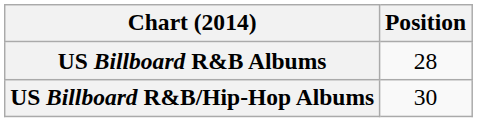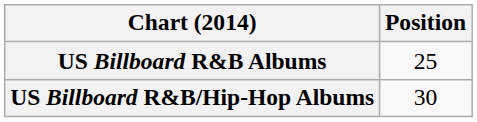(426, 60) 28 -> (426, 60) 25
